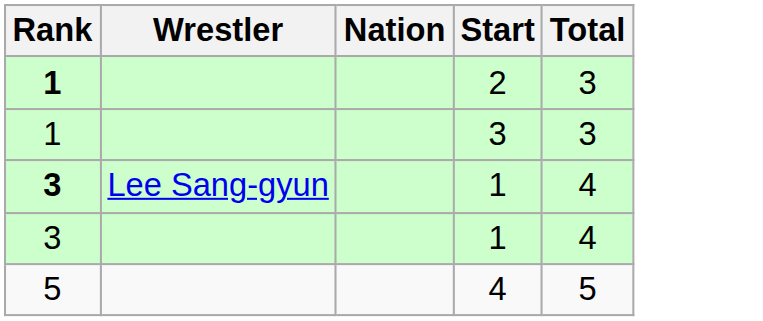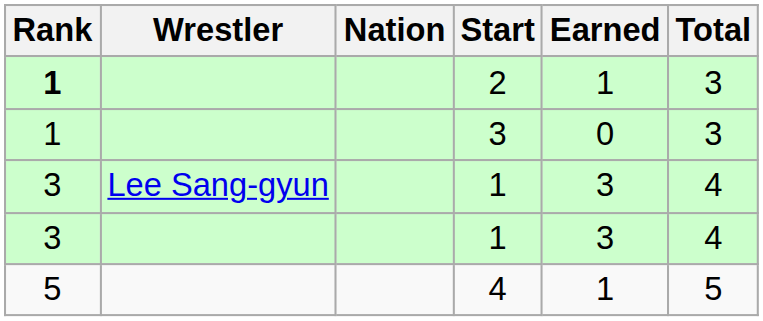+ column: (605, 30)
(52, 185) bold -> (52, 185) normal
